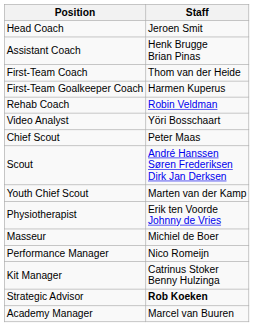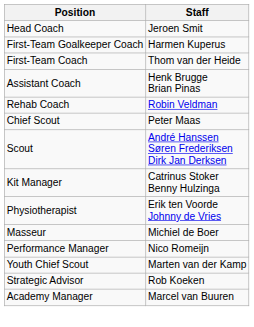rows swapped: (44, 50) <-> (75, 89)
- row: (38, 121)
rows swapped: (47, 193) <-> (34, 275)
(178, 297) bold -> (176, 281) normal
